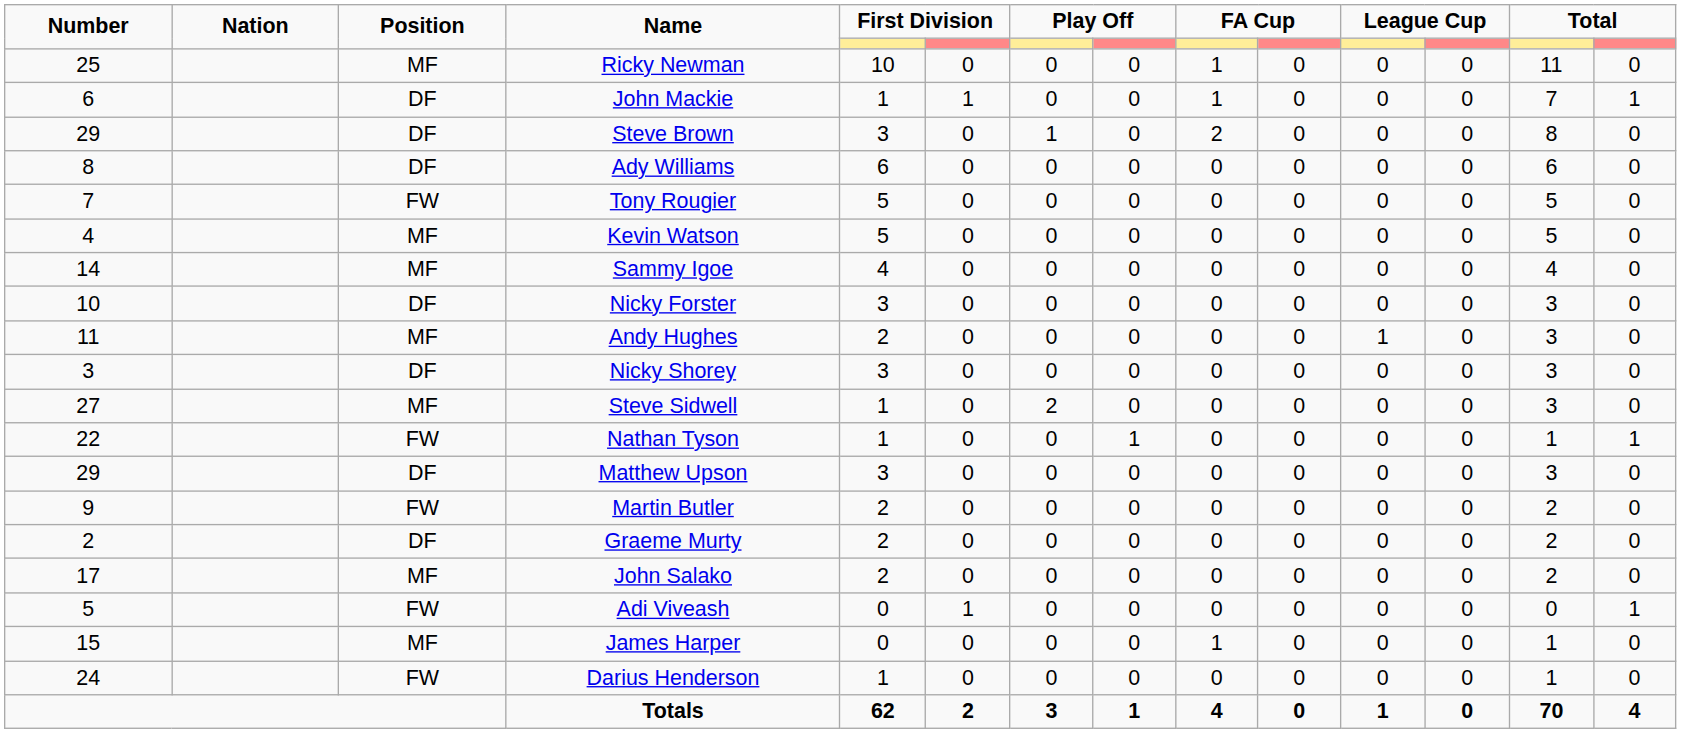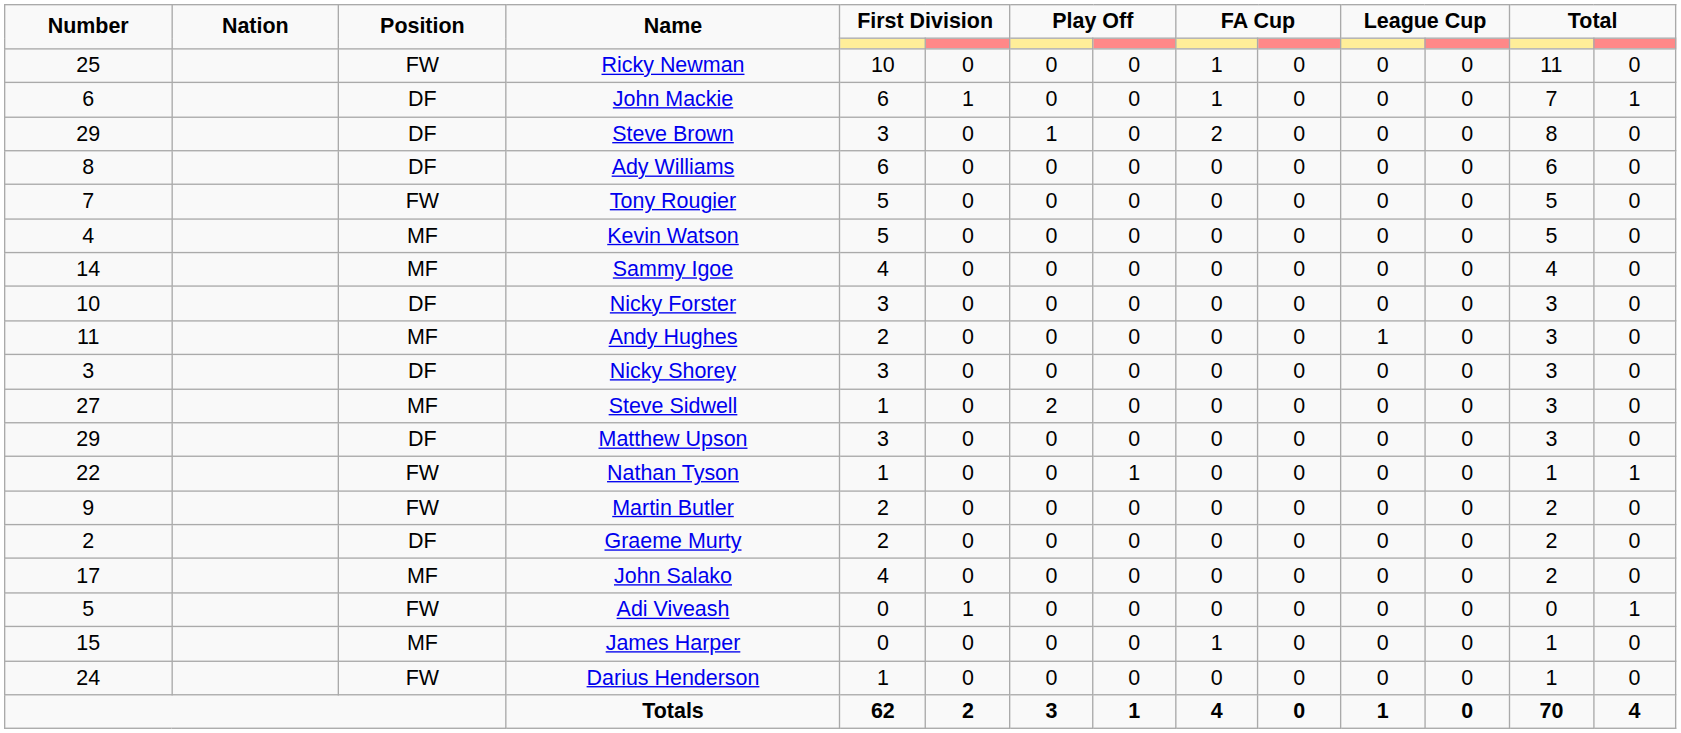(422, 65) MF -> (422, 65) FW
(883, 99) 1 -> (883, 99) 6
rows swapped: (673, 473) <-> (673, 439)
(883, 575) 2 -> (883, 575) 4
